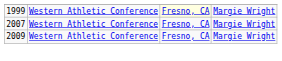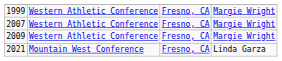(186, 11) lightyellow background -> (186, 11) no background
+ row: (16, 50)
